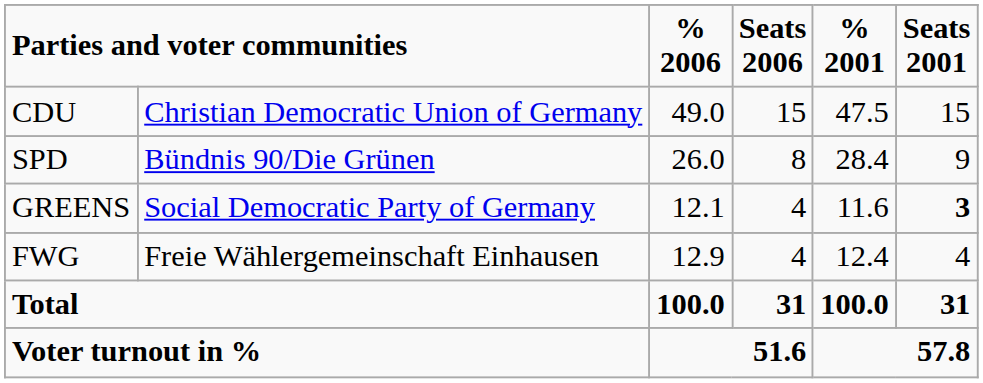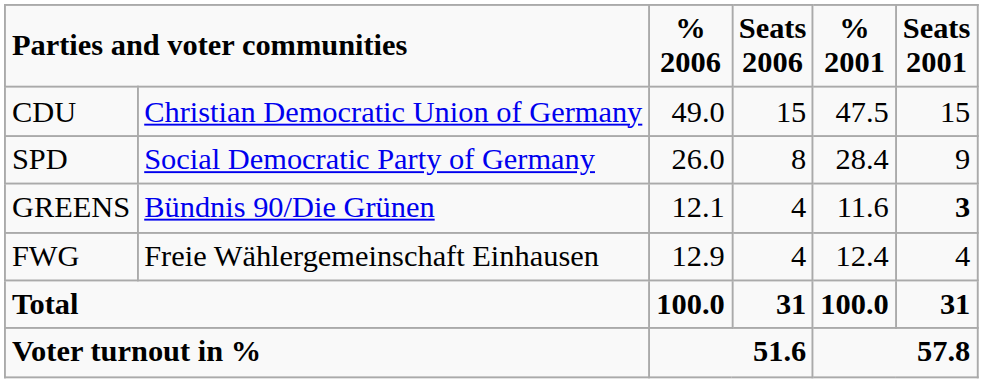(289, 159) Bündnis 90/Die Grünen -> (370, 159) Social Democratic Party of Germany
(370, 207) Social Democratic Party of Germany -> (289, 207) Bündnis 90/Die Grünen
